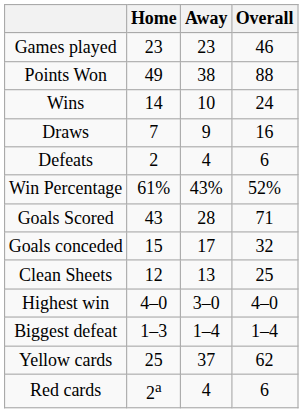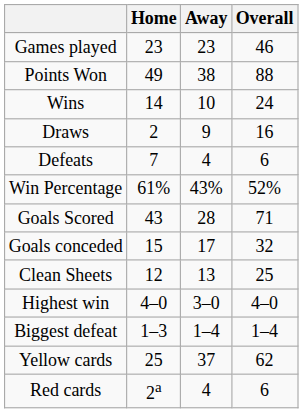(154, 132) 7 -> (154, 132) 2
(154, 160) 2 -> (154, 160) 7
